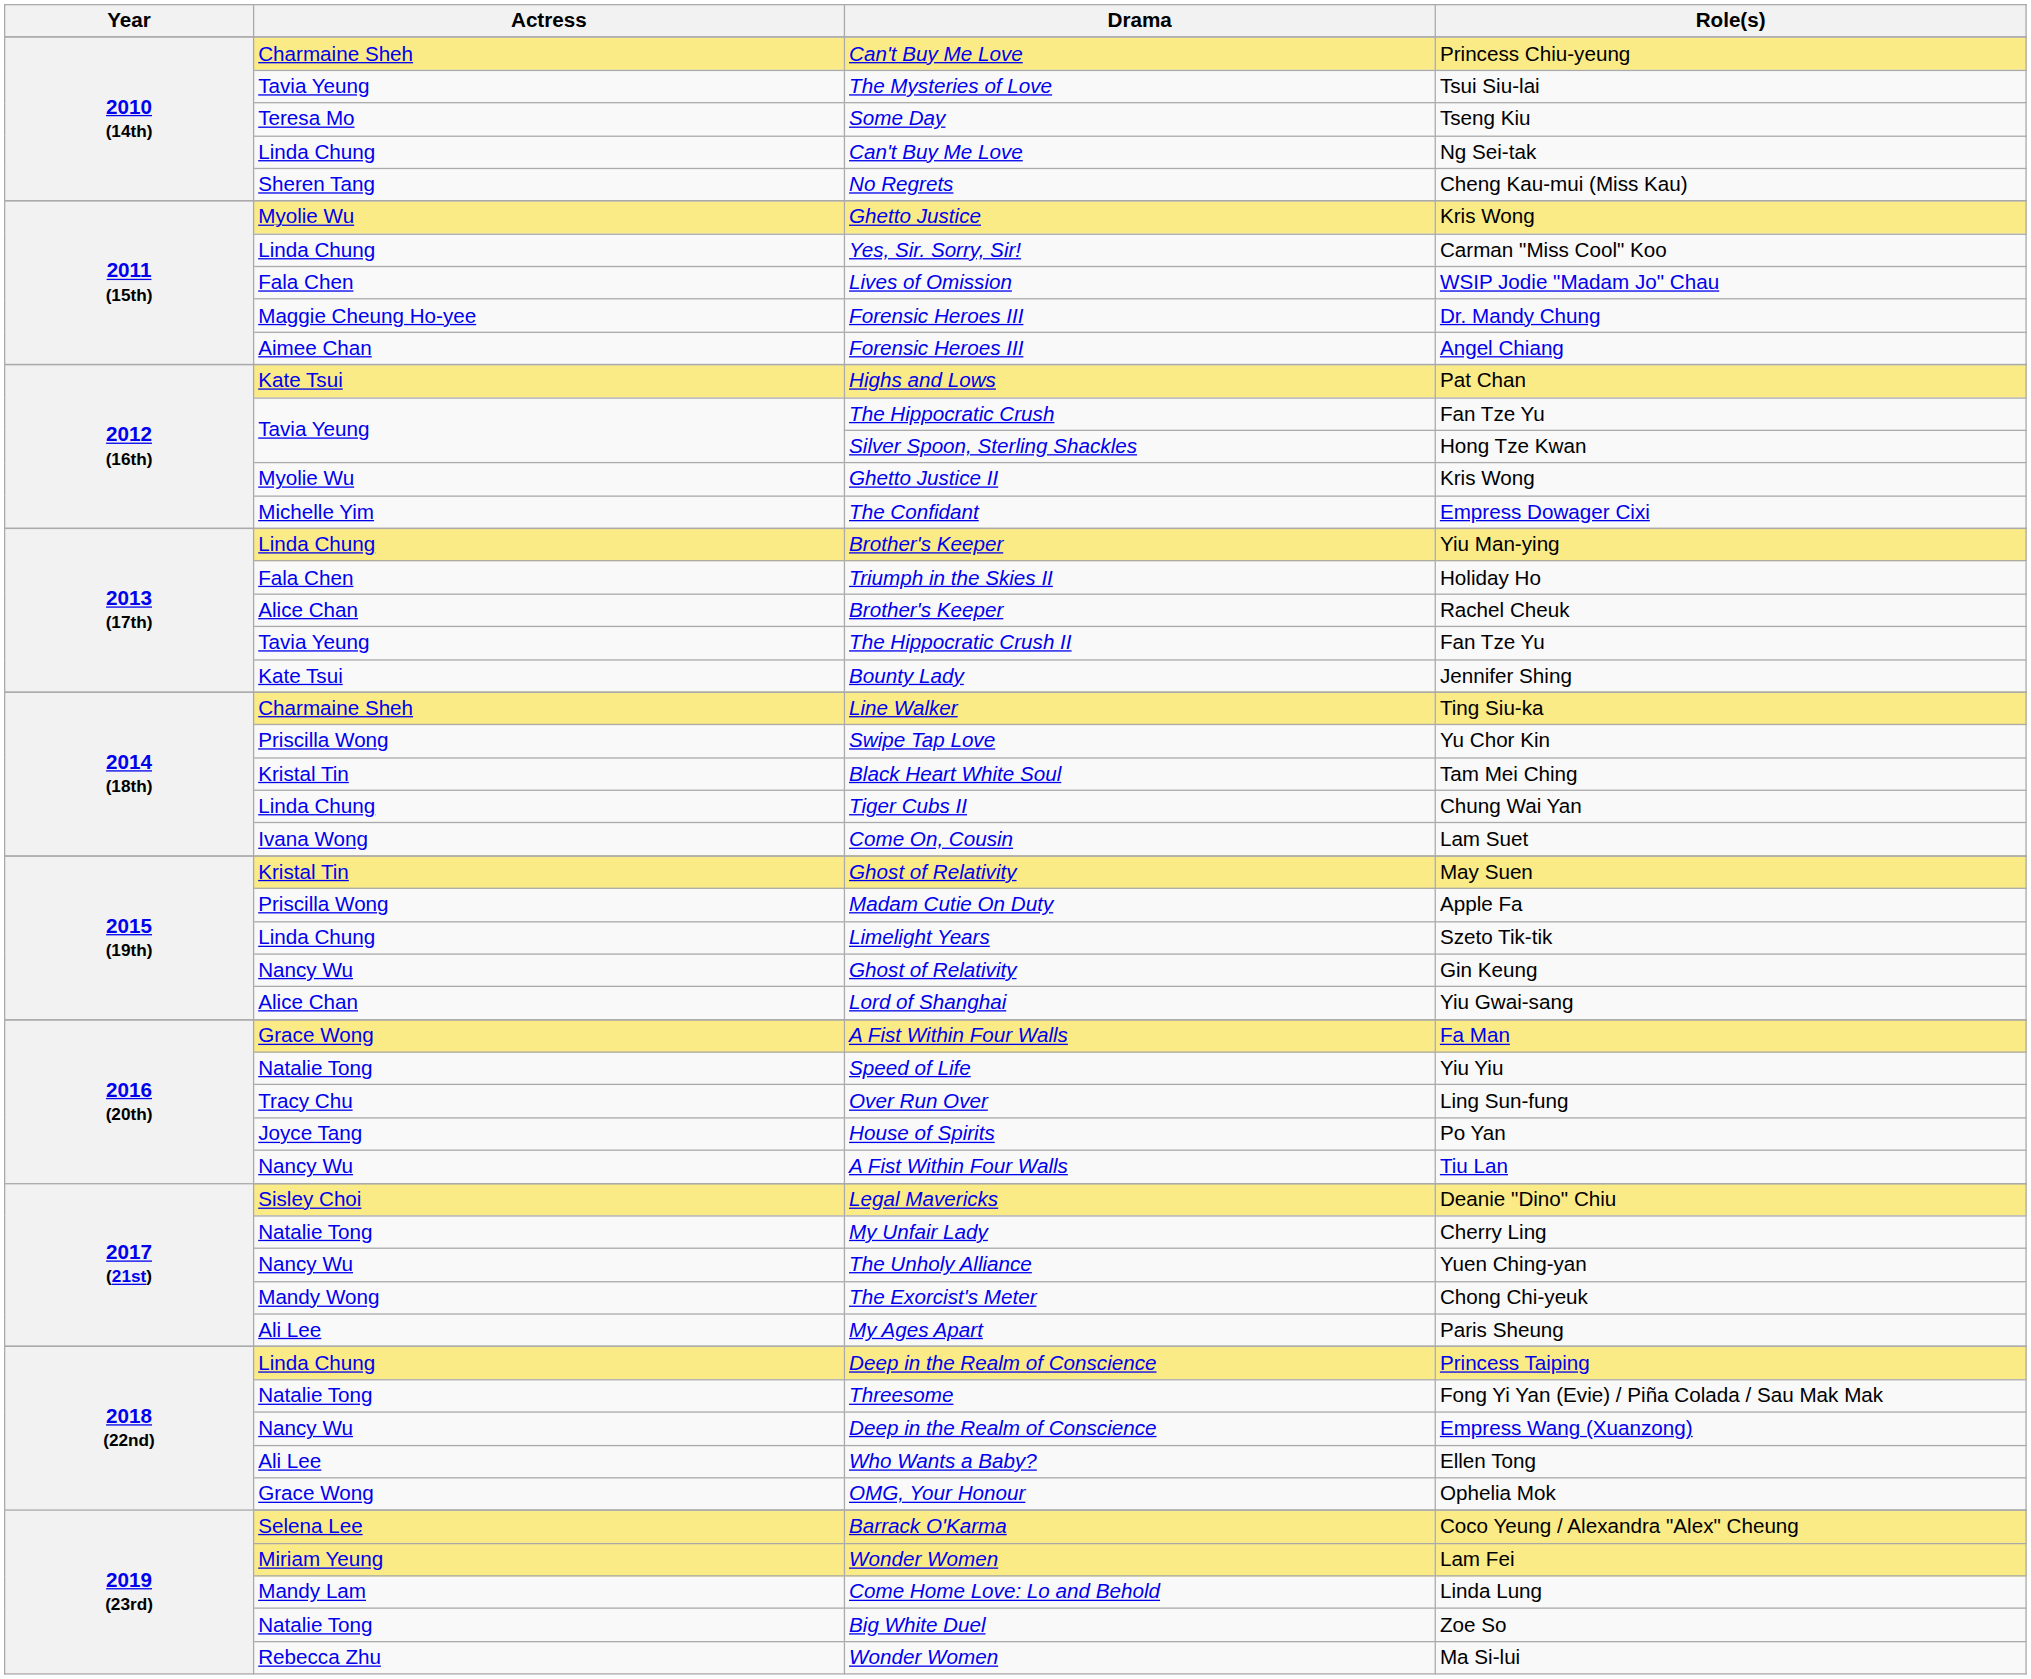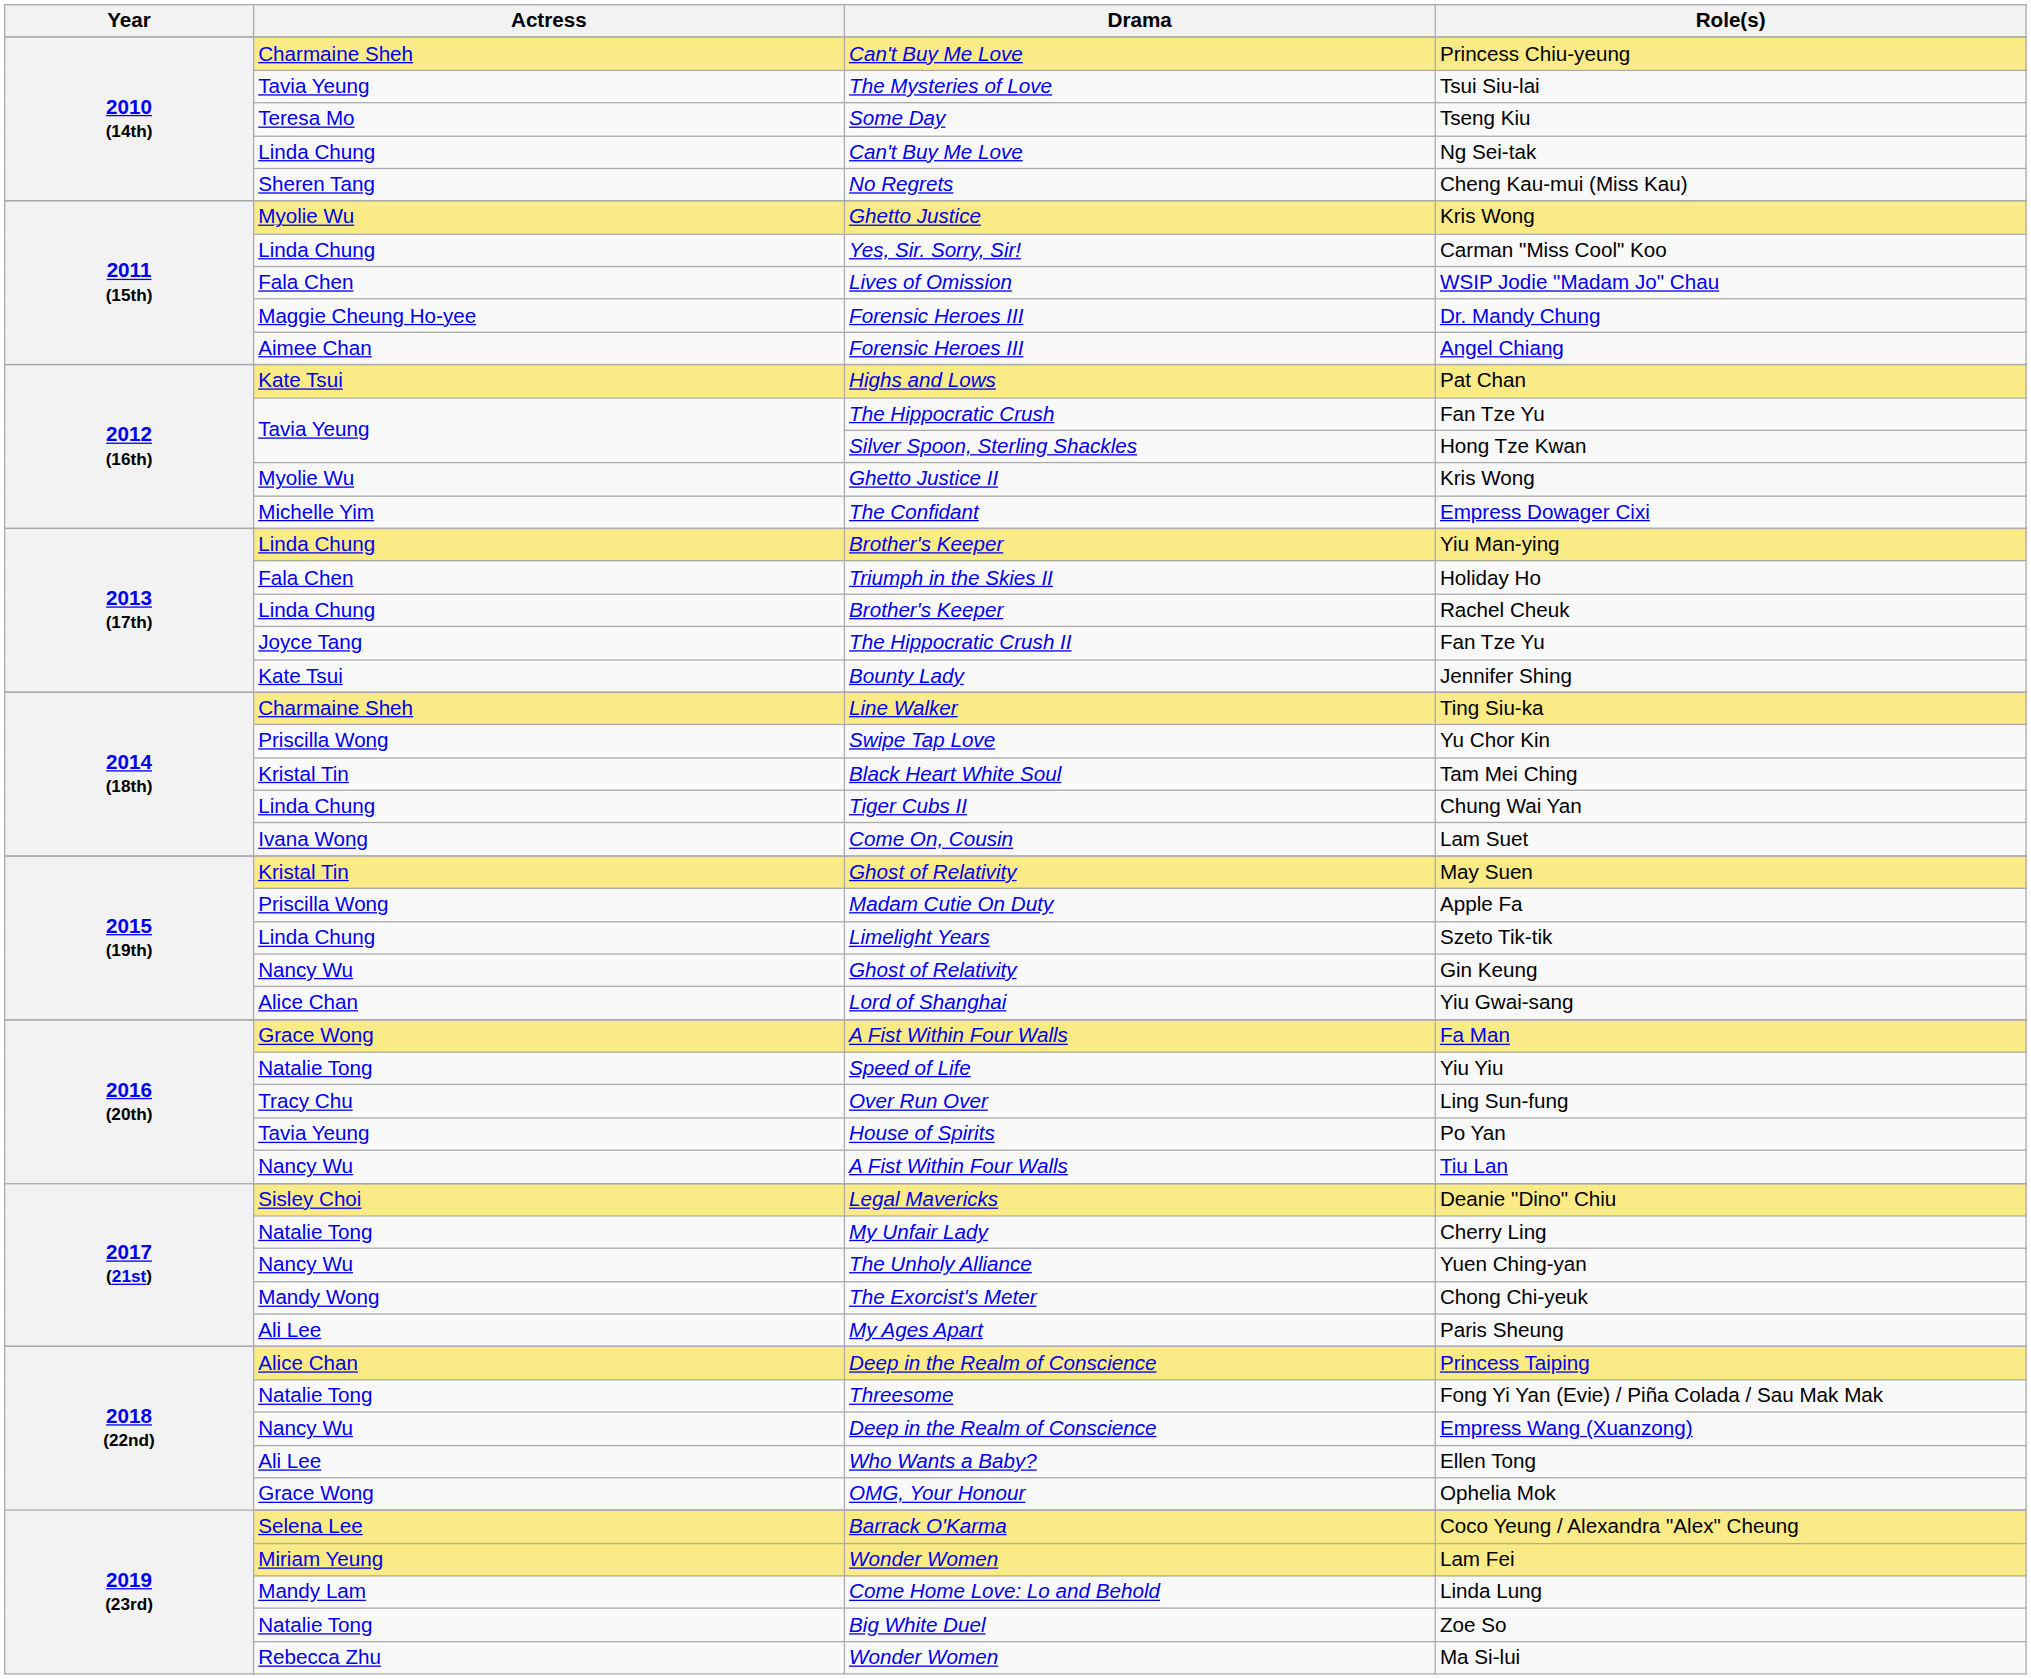(308, 610) Alice Chan -> (317, 610) Linda Chung
(314, 642) Tavia Yeung -> (310, 642) Joyce Tang
(310, 1133) Joyce Tang -> (314, 1133) Tavia Yeung
(317, 1362) Linda Chung -> (308, 1362) Alice Chan
